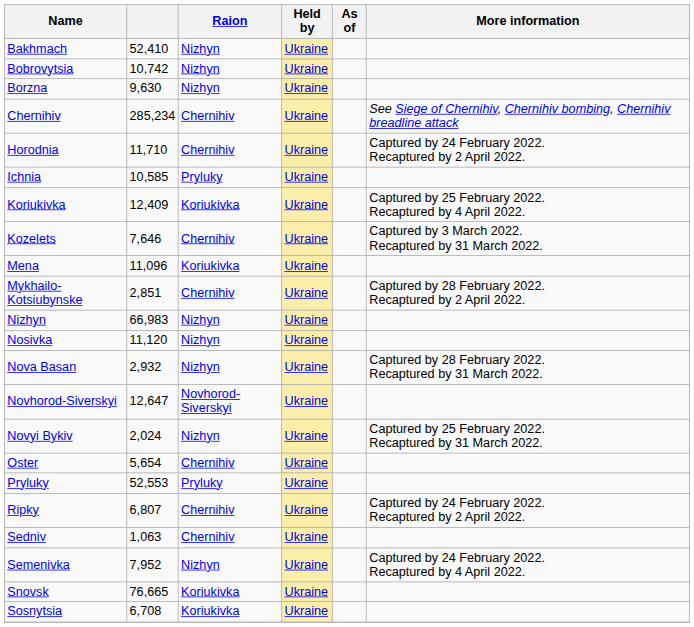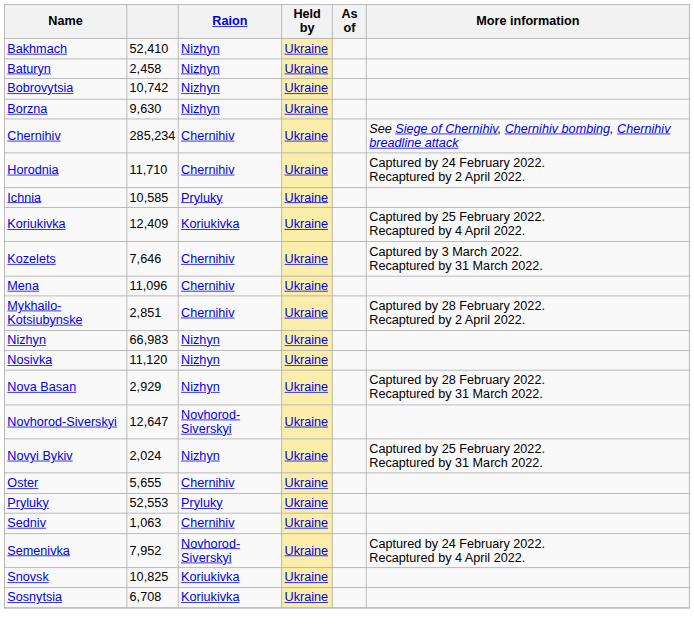+ row: (29, 68)
(210, 266) Koriukivka -> (208, 286) Chernihiv
(145, 367) 2,932 -> (145, 387) 2,929
(145, 463) 5,654 -> (145, 483) 5,655
- row: (23, 510)
(200, 564) Nizhyn -> (211, 550) Novhorod-Siverskyi
(149, 591) 76,665 -> (149, 577) 10,825
